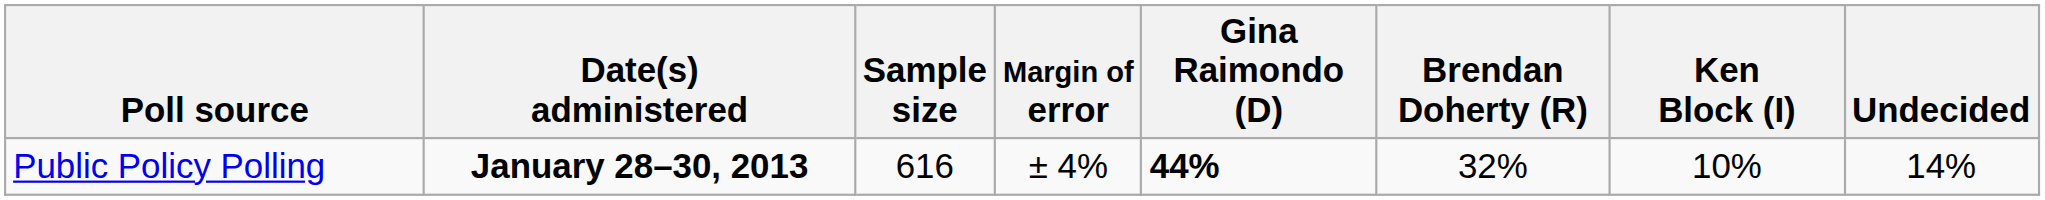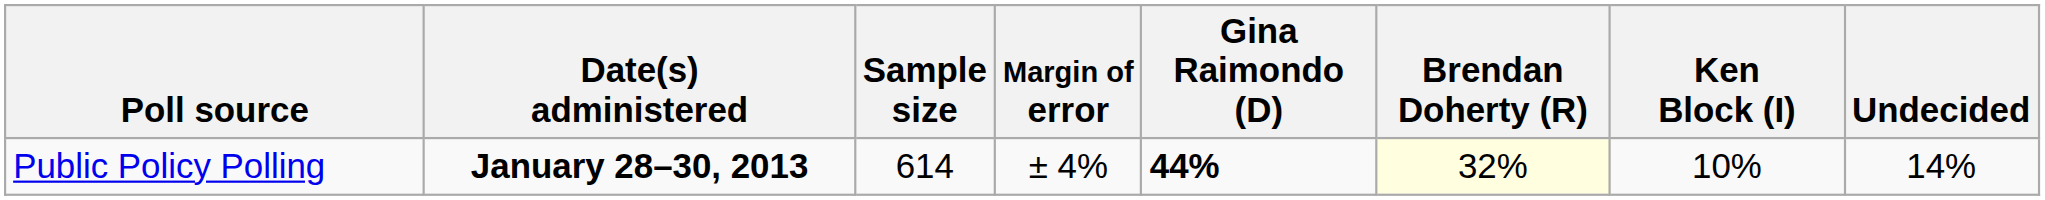(925, 165) 616 -> (925, 165) 614
(1493, 165) no background -> (1493, 165) lightyellow background
